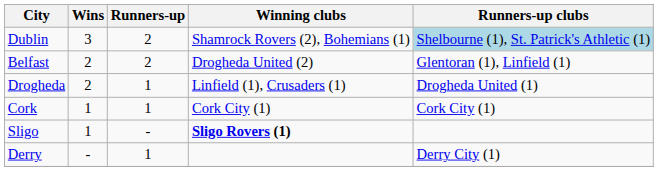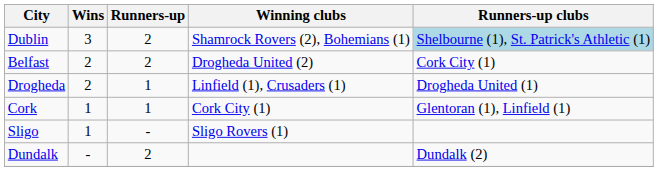(493, 62) Glentoran (1), Linfield (1) -> (456, 62) Cork City (1)
(456, 108) Cork City (1) -> (493, 108) Glentoran (1), Linfield (1)
(241, 131) bold -> (240, 131) normal
+ row: (33, 154)
- row: (25, 154)
